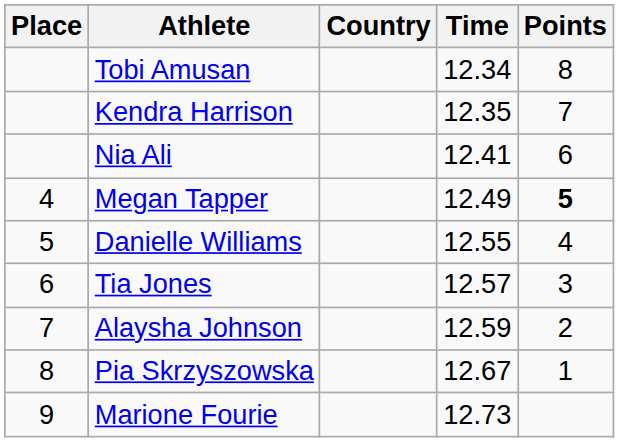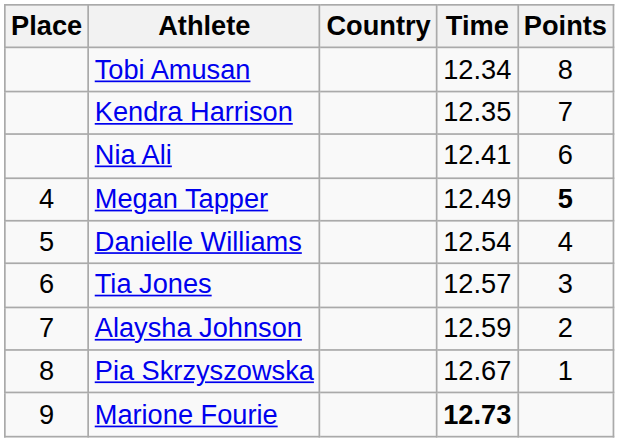(477, 241) 12.55 -> (477, 241) 12.54
(477, 414) normal -> (477, 414) bold
